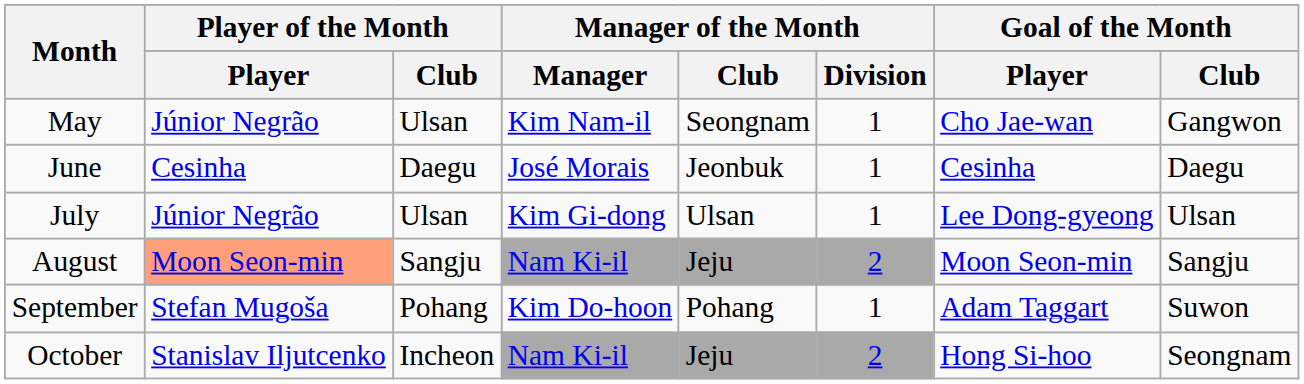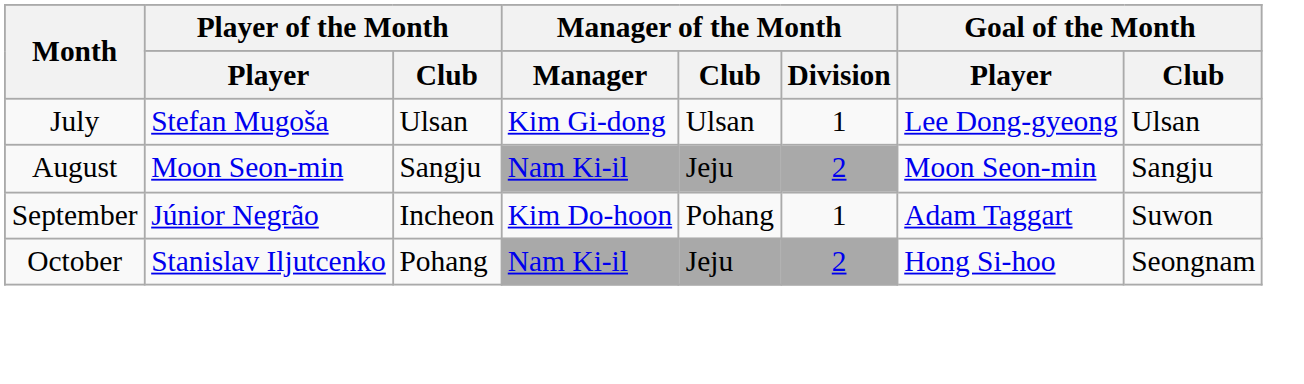- row: (75, 121)
- row: (75, 167)
(235, 214) Júnior Negrão -> (240, 121) Stefan Mugoša
(247, 261) lightsalmon background -> (247, 167) no background
(240, 307) Stefan Mugoša -> (235, 214) Júnior Negrão
(444, 307) Pohang -> (447, 214) Incheon
(447, 354) Incheon -> (444, 261) Pohang
